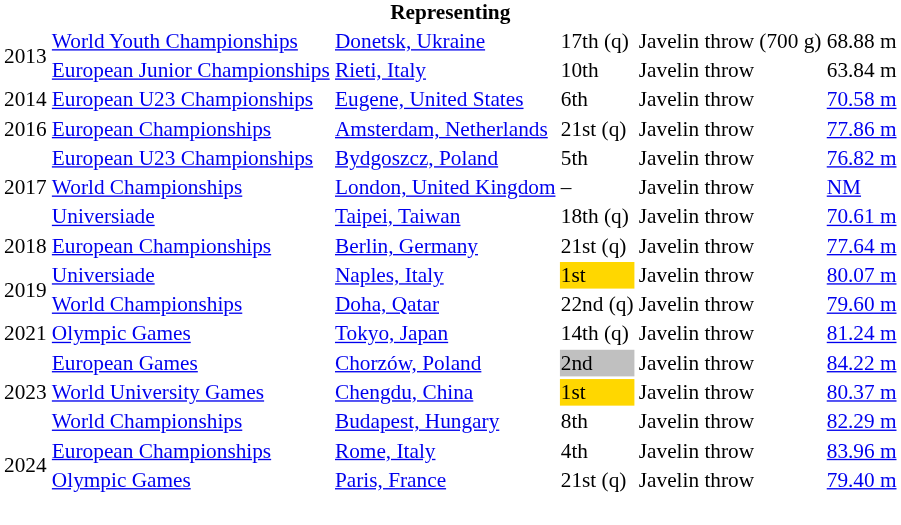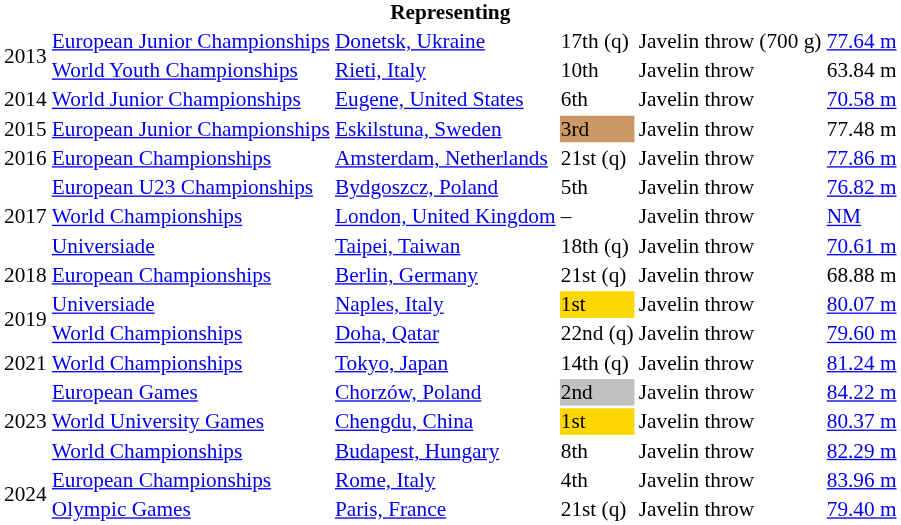(175, 41) World Youth Championships -> (191, 41) European Junior Championships
(862, 41) 68.88 m -> (862, 41) 77.64 m
(191, 70) European Junior Championships -> (175, 70) World Youth Championships
(182, 99) European U23 Championships -> (176, 99) World Junior Championships
+ row: (418, 128)
(862, 245) 77.64 m -> (862, 275) 68.88 m
(121, 333) Olympic Games -> (147, 362) World Championships
